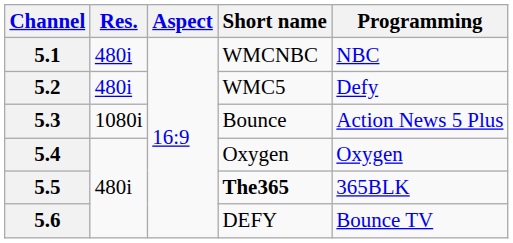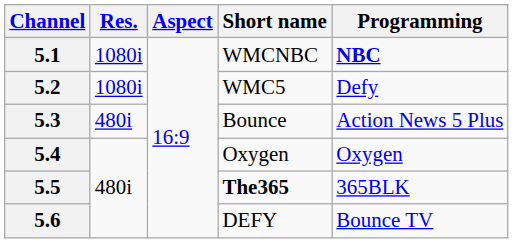(113, 54) 480i -> (119, 54) 1080i
(358, 54) normal -> (358, 54) bold
(113, 87) 480i -> (119, 87) 1080i
(119, 120) 1080i -> (113, 120) 480i
